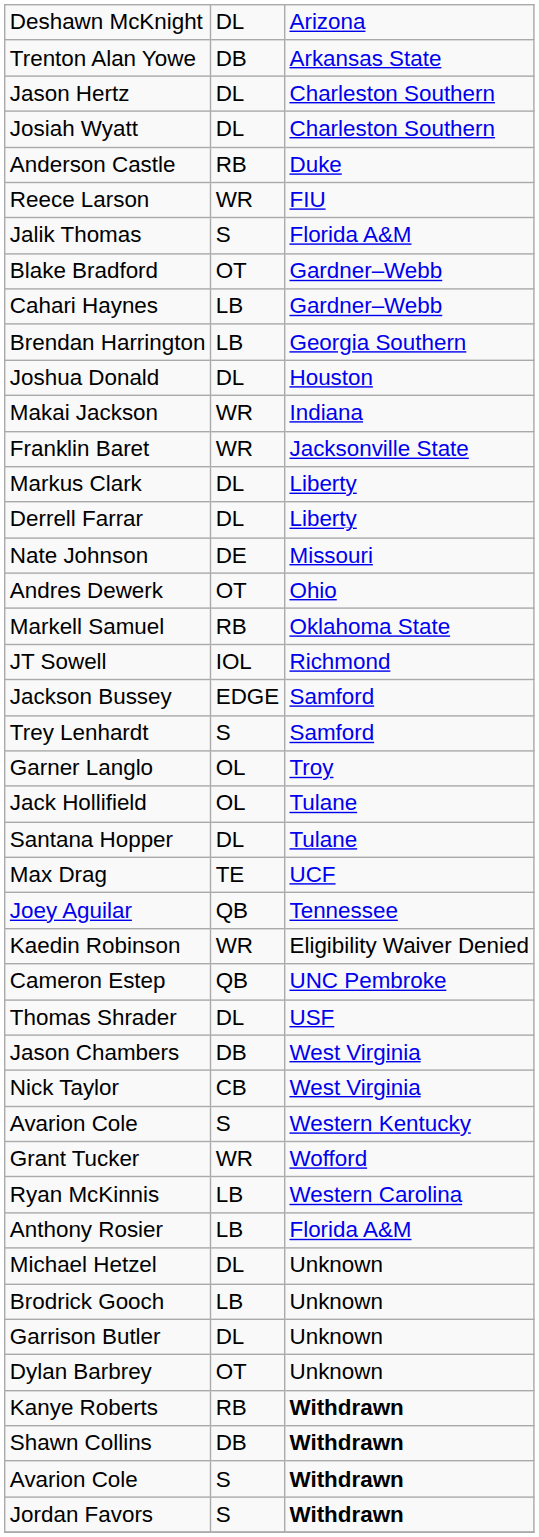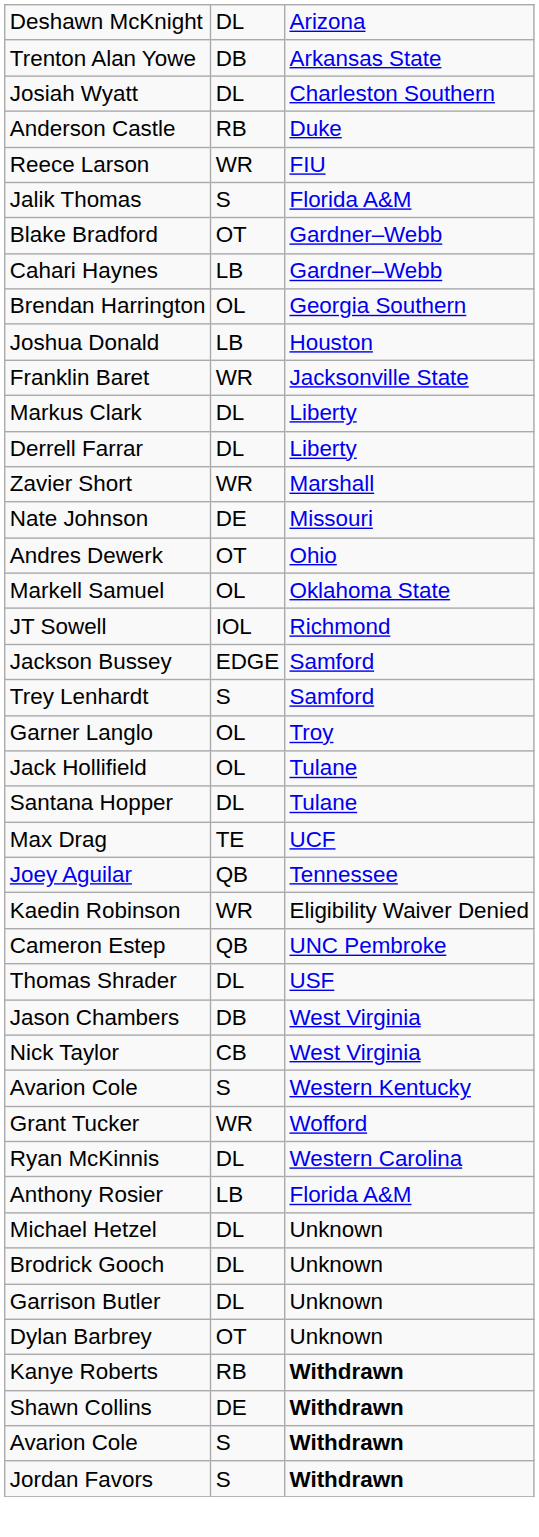- row: (70, 93)
(229, 341) LB -> (231, 306) OL
(230, 377) DL -> (229, 341) LB
- row: (84, 413)
+ row: (71, 484)
(231, 626) RB -> (231, 590) OL
(229, 1194) LB -> (230, 1159) DL
(229, 1301) LB -> (230, 1265) DL
(231, 1443) DB -> (231, 1407) DE
